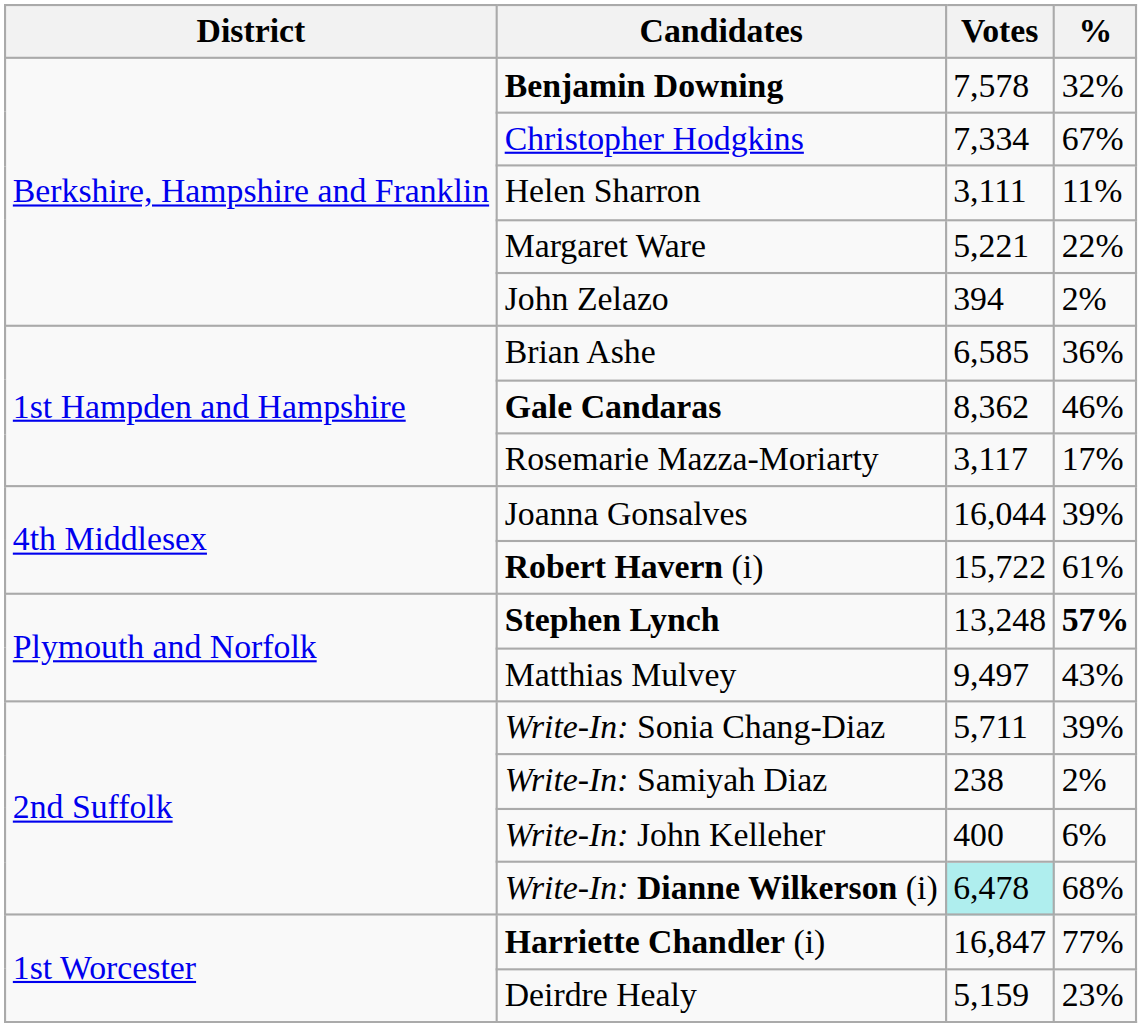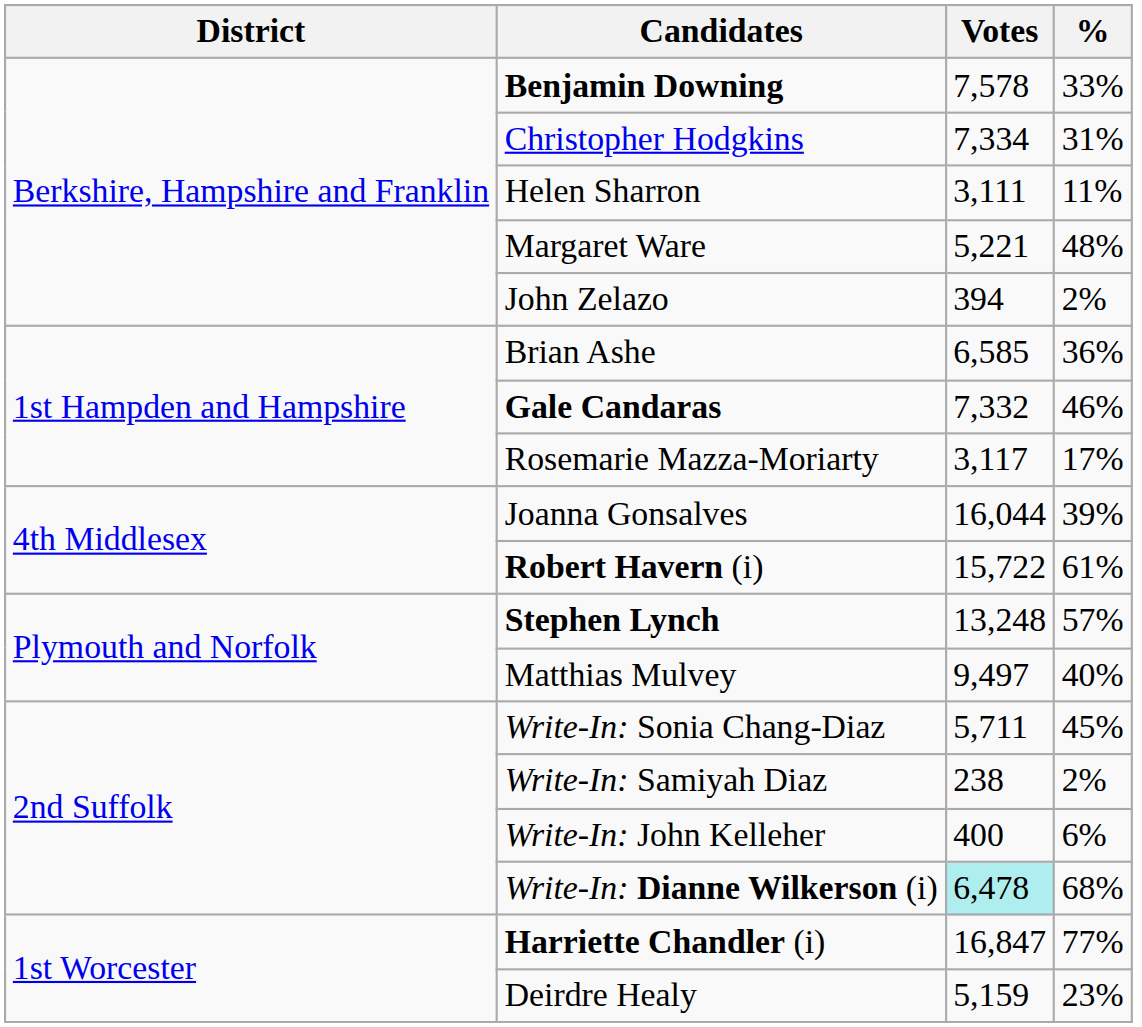(1093, 84) 32% -> (1093, 84) 33%
(1093, 138) 67% -> (1093, 138) 31%
(1093, 245) 22% -> (1093, 245) 48%
(991, 406) 8,362 -> (991, 406) 7,332
(1095, 620) bold -> (1093, 620) normal
(1093, 673) 43% -> (1093, 673) 40%
(1093, 727) 39% -> (1093, 727) 45%
